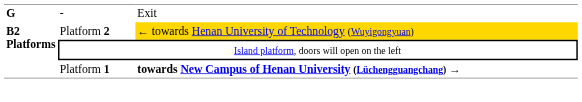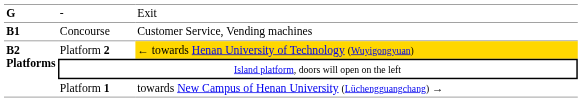+ row: (85, 31)
(299, 69) bold -> (291, 88) normal
